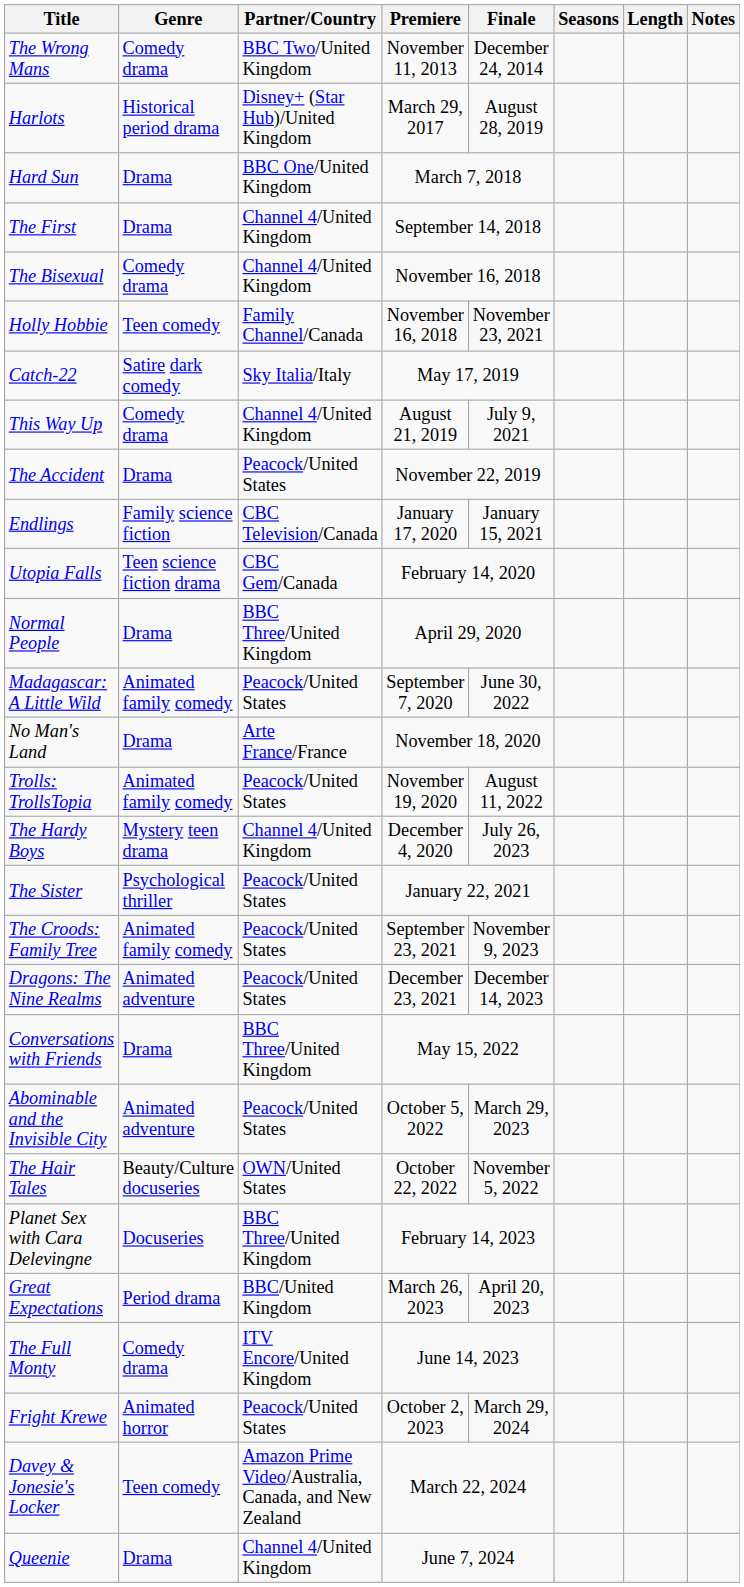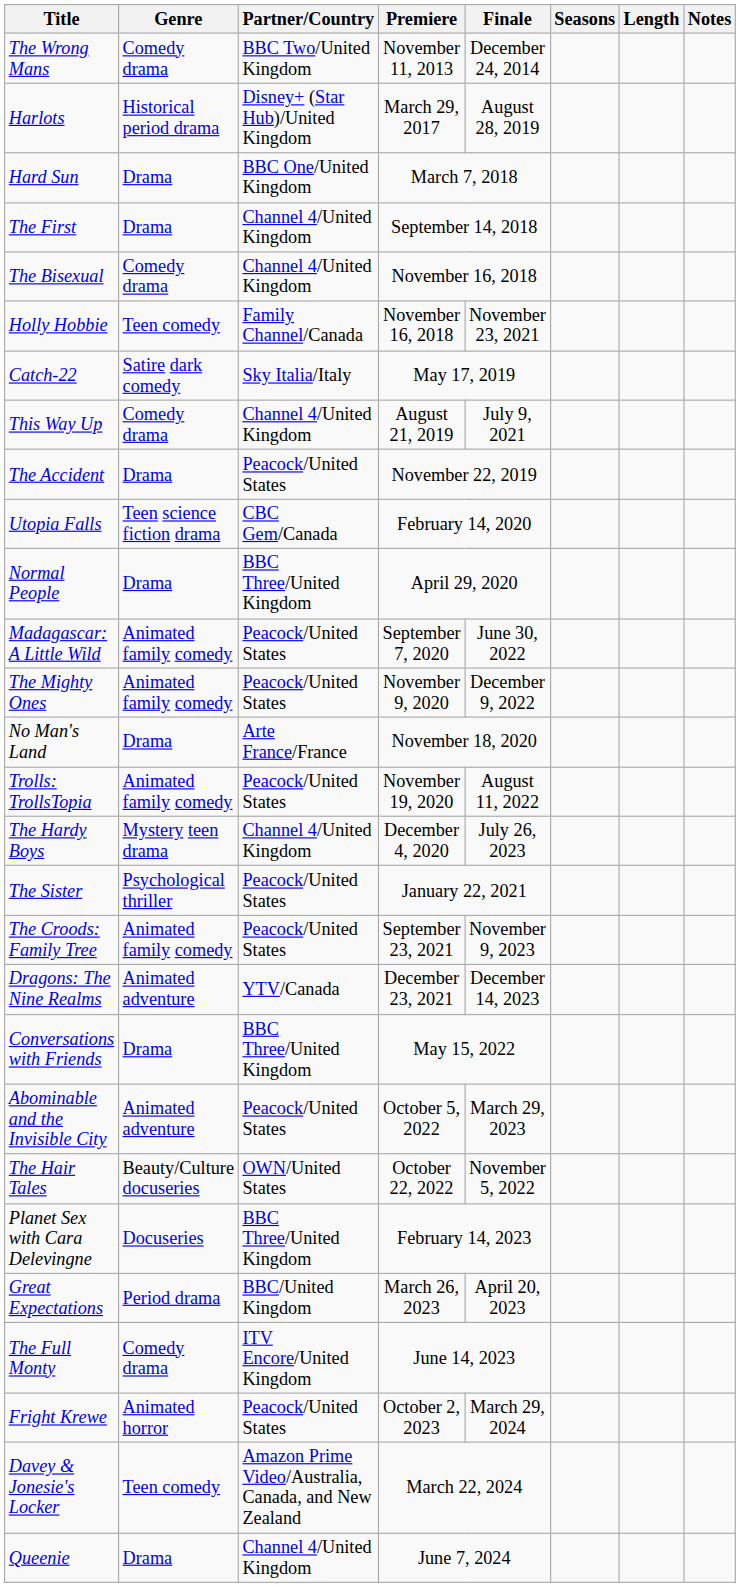- row: (41, 523)
+ row: (51, 692)
(300, 989) Peacock/United States -> (291, 989) YTV/Canada
